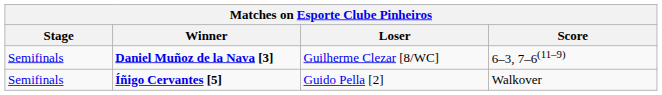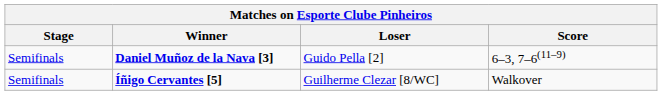(371, 57) Guilherme Clezar [8/WC] -> (343, 57) Guido Pella [2]
(343, 79) Guido Pella [2] -> (371, 79) Guilherme Clezar [8/WC]
